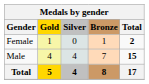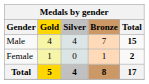rows swapped: (16, 57) <-> (20, 42)
